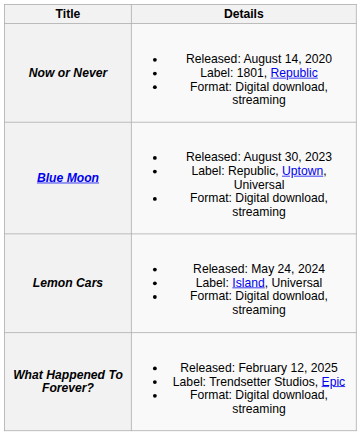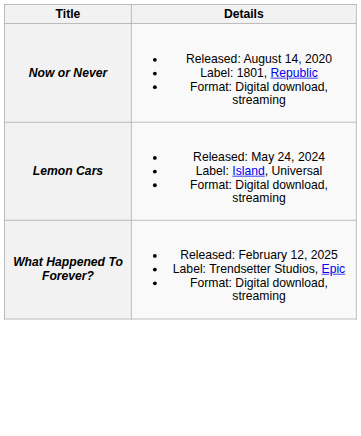- row: (68, 178)
